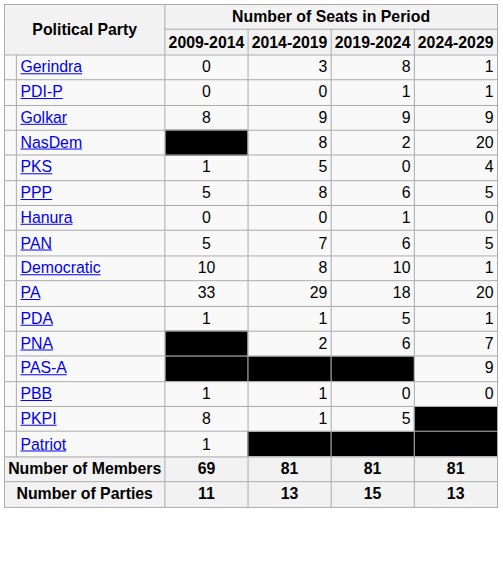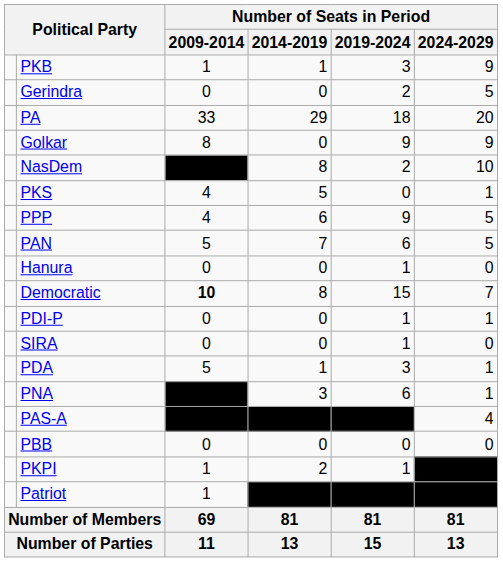+ row: (36, 67)
(323, 67) 3 -> (323, 92) 0
(406, 67) 8 -> (406, 92) 2
(489, 67) 1 -> (489, 92) 5
rows swapped: (42, 92) <-> (30, 293)
(323, 117) 9 -> (323, 142) 0
(485, 142) 20 -> (485, 167) 10
(206, 167) 1 -> (206, 192) 4
(489, 167) 4 -> (489, 192) 1
(206, 192) 5 -> (206, 218) 4
(323, 192) 8 -> (323, 218) 6
(406, 192) 6 -> (406, 218) 9
rows swapped: (36, 243) <-> (46, 218)
(206, 268) normal -> (206, 293) bold
(402, 268) 10 -> (402, 293) 15
(489, 268) 1 -> (489, 293) 7
+ row: (39, 343)
(206, 318) 1 -> (206, 368) 5
(406, 318) 5 -> (406, 368) 3
(323, 343) 2 -> (323, 393) 3
(489, 343) 7 -> (489, 393) 1
(489, 368) 9 -> (489, 419) 4
(206, 393) 1 -> (206, 444) 0
(323, 393) 1 -> (323, 444) 0
(206, 419) 8 -> (206, 469) 1
(323, 419) 1 -> (323, 469) 2
(406, 419) 5 -> (406, 469) 1
